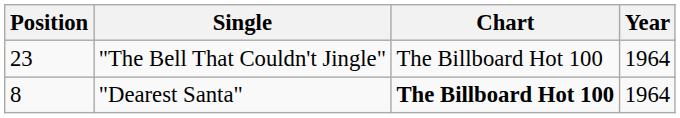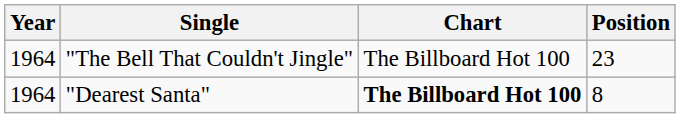columns swapped: (647, 22) <-> (49, 22)
